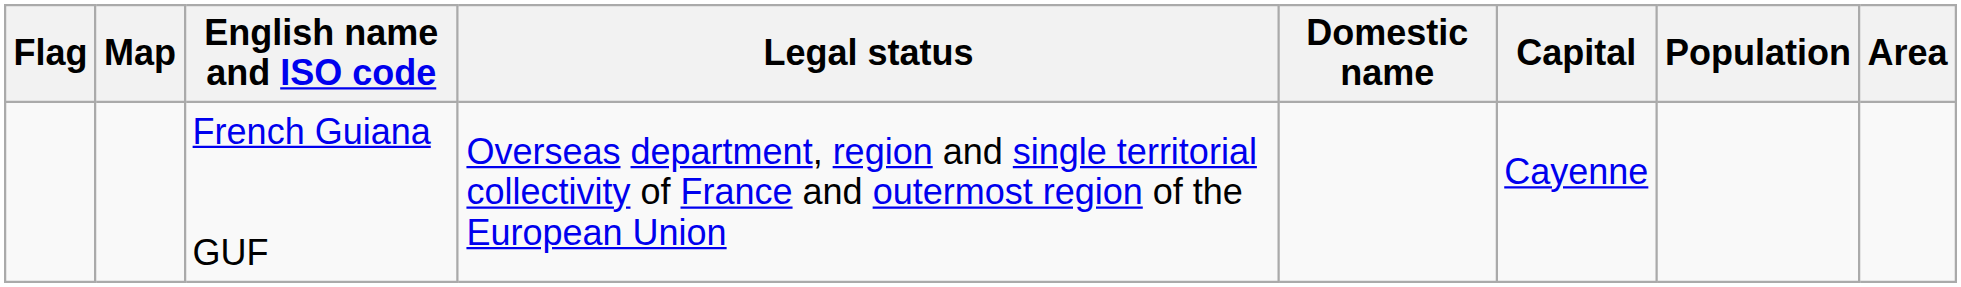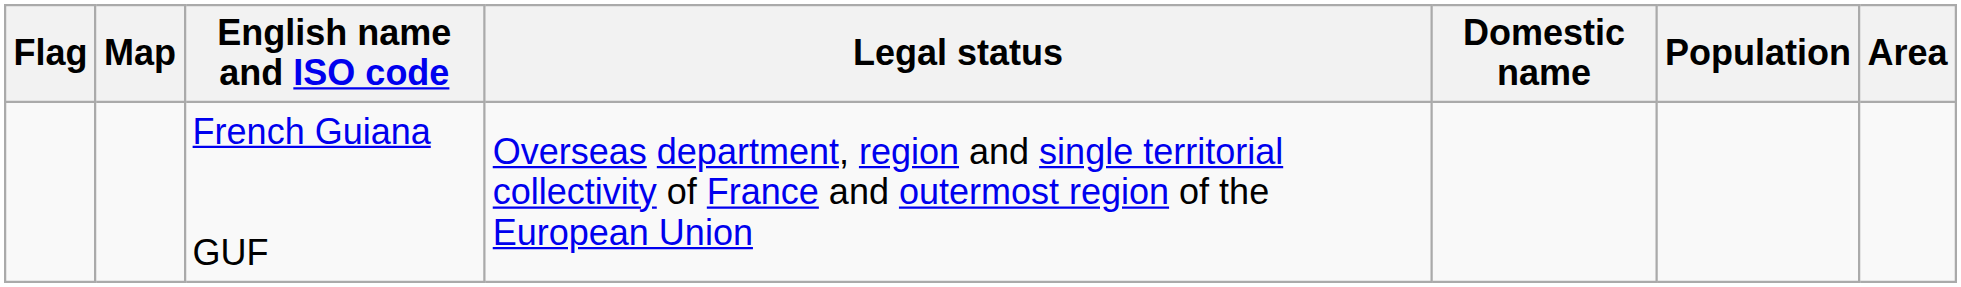- column: (1576, 53)
